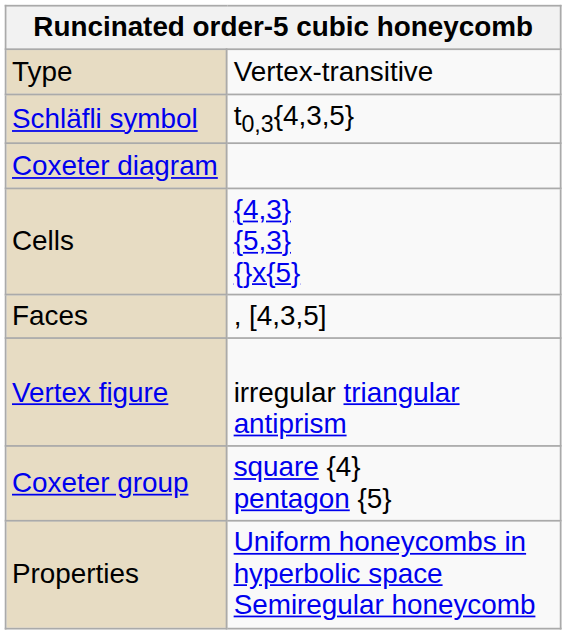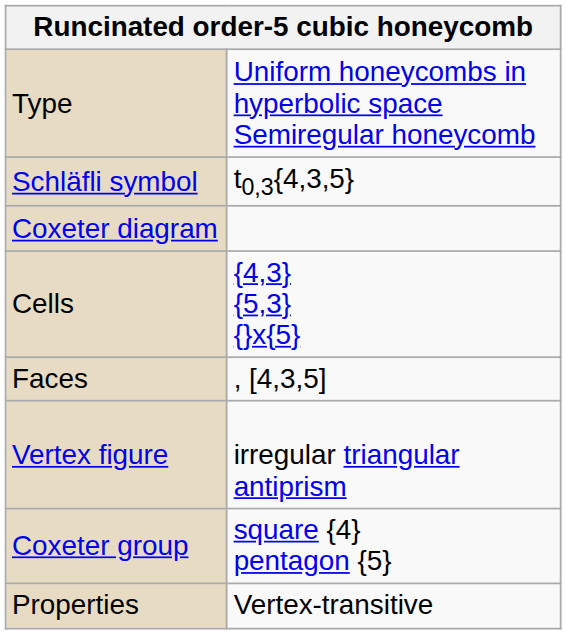(333, 71) Vertex-transitive -> (385, 102) Uniform honeycombs in hyperbolic space Semiregular honeycomb
(385, 574) Uniform honeycombs in hyperbolic space Semiregular honeycomb -> (333, 605) Vertex-transitive
